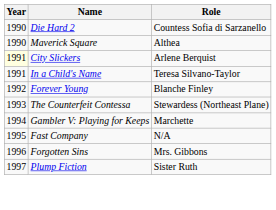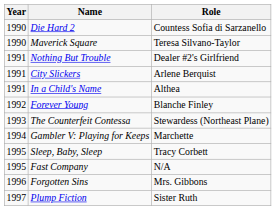(167, 43) Althea -> (197, 43) Teresa Silvano-Taylor
+ row: (71, 58)
(16, 58) lightyellow background -> (16, 74) no background
(197, 74) Teresa Silvano-Taylor -> (167, 89) Althea
+ row: (66, 151)
